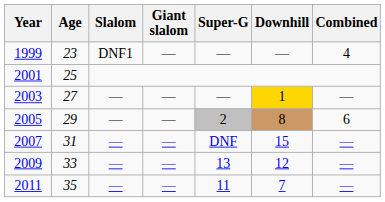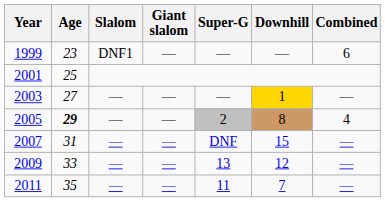(346, 53) 4 -> (346, 53) 6
(70, 119) normal -> (70, 119) bold
(346, 119) 6 -> (346, 119) 4
